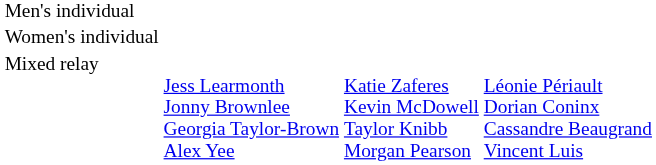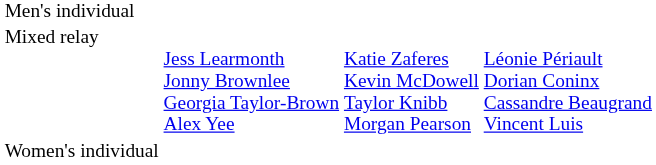rows swapped: (82, 37) <-> (52, 63)
